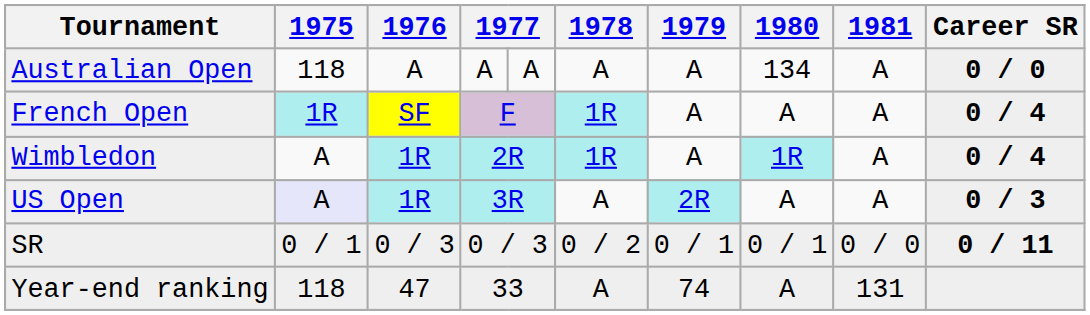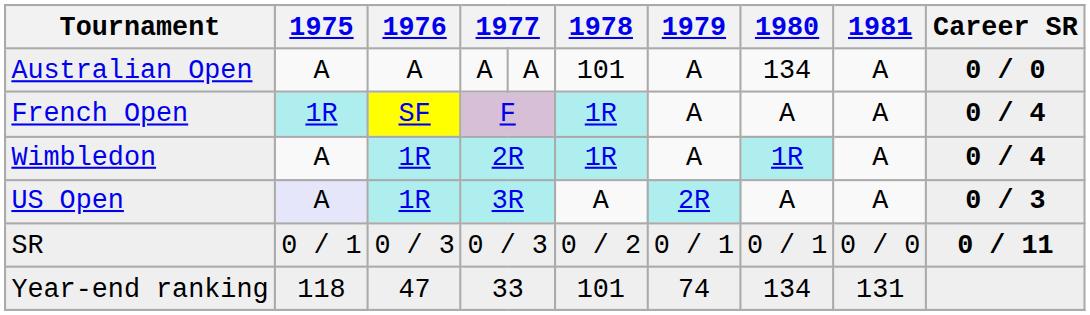(321, 70) 118 -> (321, 70) A
(601, 70) A -> (601, 70) 101
(601, 289) A -> (601, 289) 101
(787, 289) A -> (787, 289) 134
